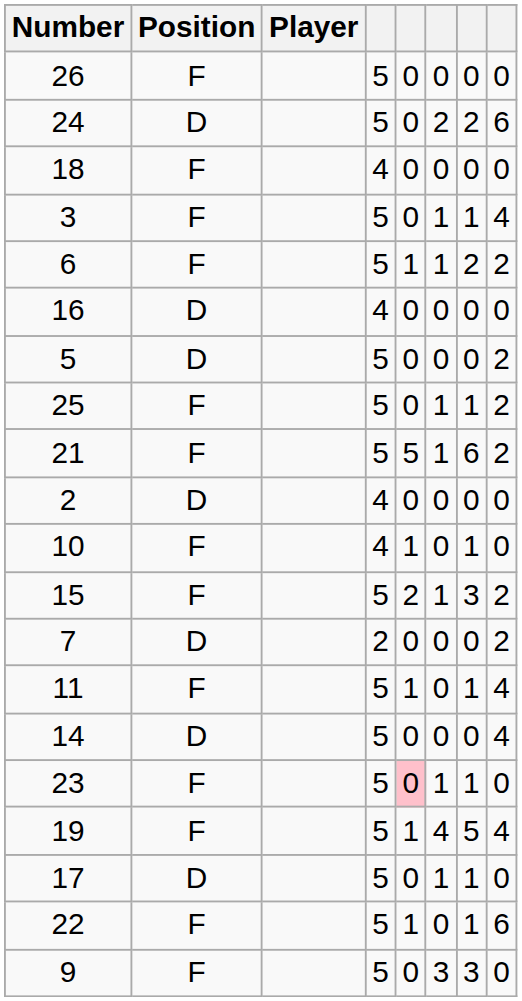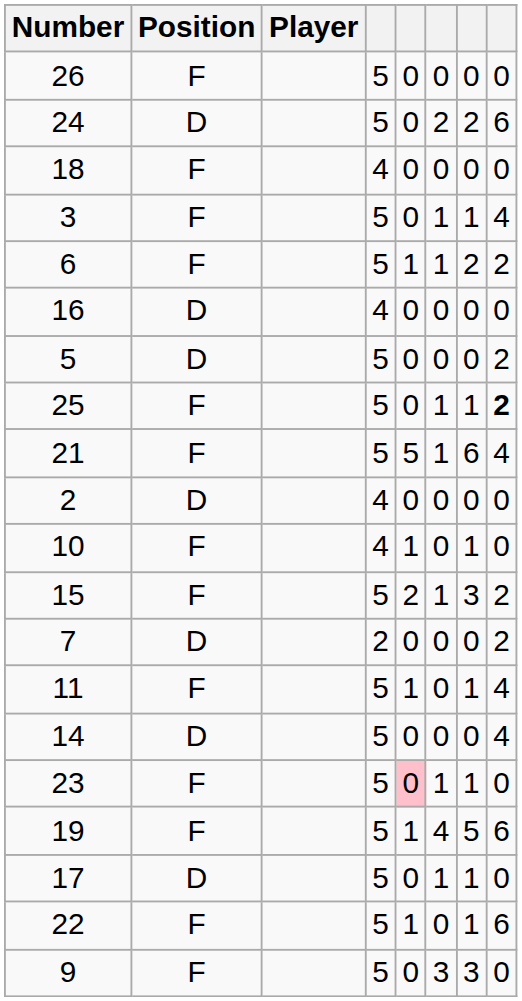(502, 405) normal -> (502, 405) bold
(502, 452) 2 -> (502, 452) 4
(502, 830) 4 -> (502, 830) 6
